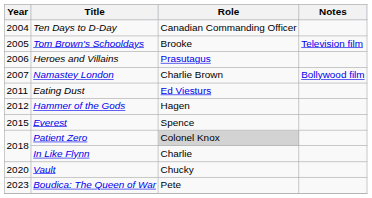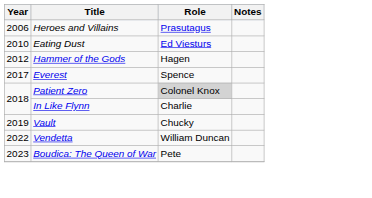- row: (75, 28)
- row: (89, 43)
- row: (73, 75)
(17, 91) 2011 -> (18, 43) 2010
(18, 122) 2015 -> (18, 75) 2017
(18, 169) 2020 -> (18, 122) 2019
+ row: (53, 138)
